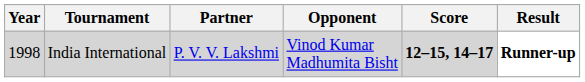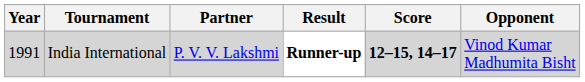columns swapped: (342, 18) <-> (538, 18)
(24, 53) 1998 -> (24, 53) 1991
